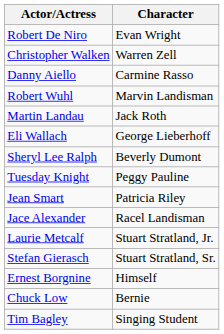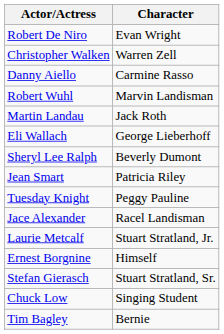rows swapped: (36, 197) <-> (48, 177)
rows swapped: (49, 278) <-> (48, 258)
(132, 298) Bernie -> (157, 298) Singing Student
(157, 319) Singing Student -> (132, 319) Bernie
